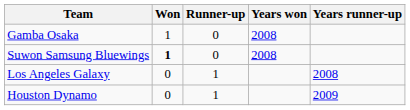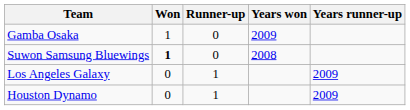(264, 34) 2008 -> (264, 34) 2009
(325, 74) 2008 -> (325, 74) 2009
